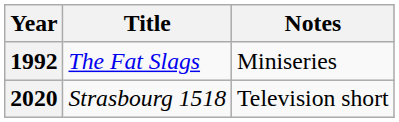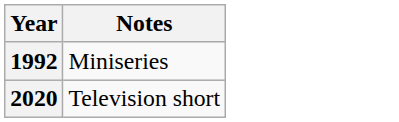- column: (147, 23)
